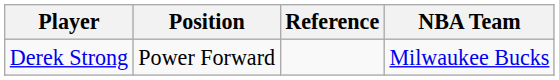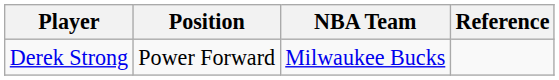columns swapped: (469, 22) <-> (332, 22)
